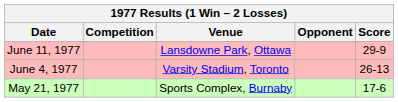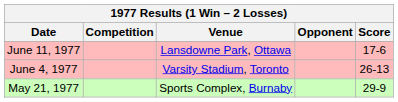(374, 50) 29-9 -> (374, 50) 17-6
(374, 87) 17-6 -> (374, 87) 29-9
